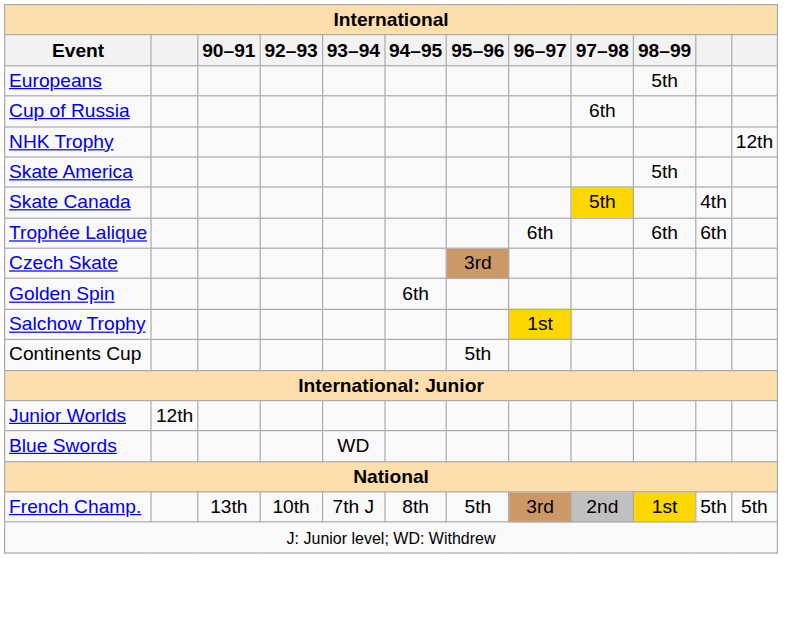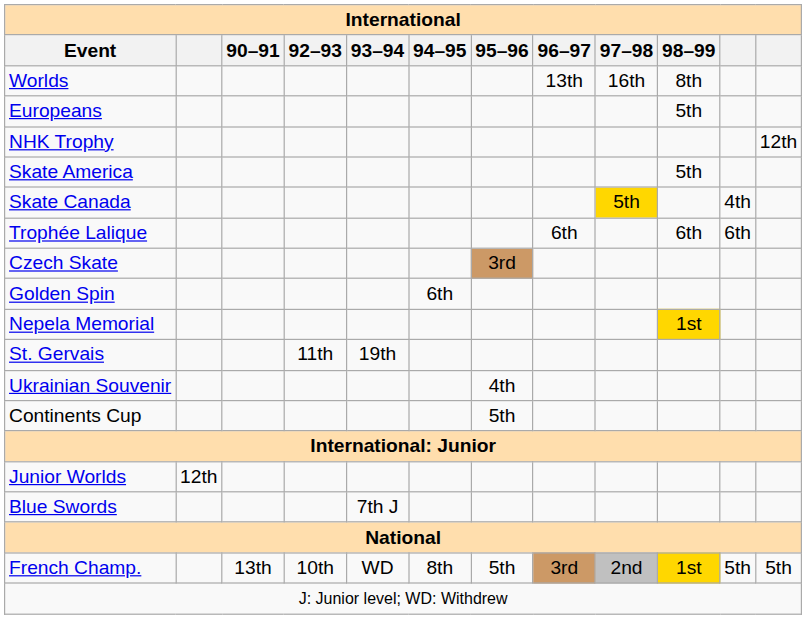+ row: (39, 80)
- row: (69, 111)
+ row: (82, 324)
- row: (77, 324)
+ row: (57, 354)
+ row: (90, 385)
(353, 446) WD -> (378, 506) 7th J
(353, 506) 7th J -> (378, 567) WD
